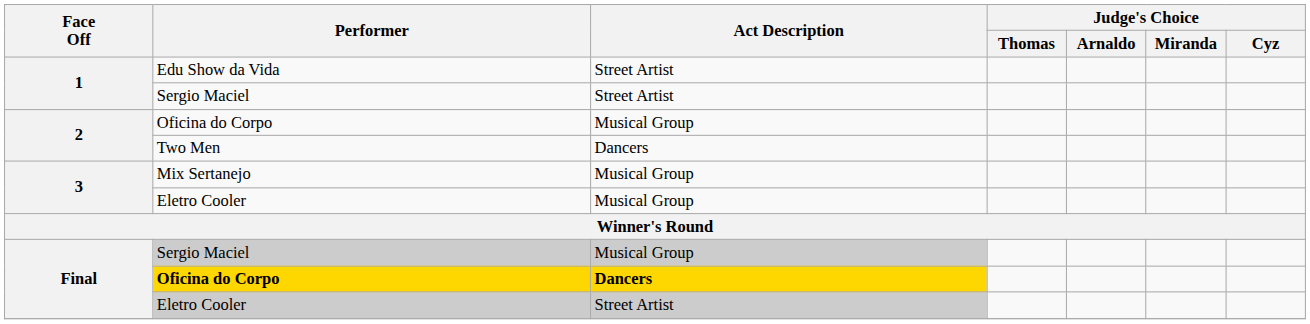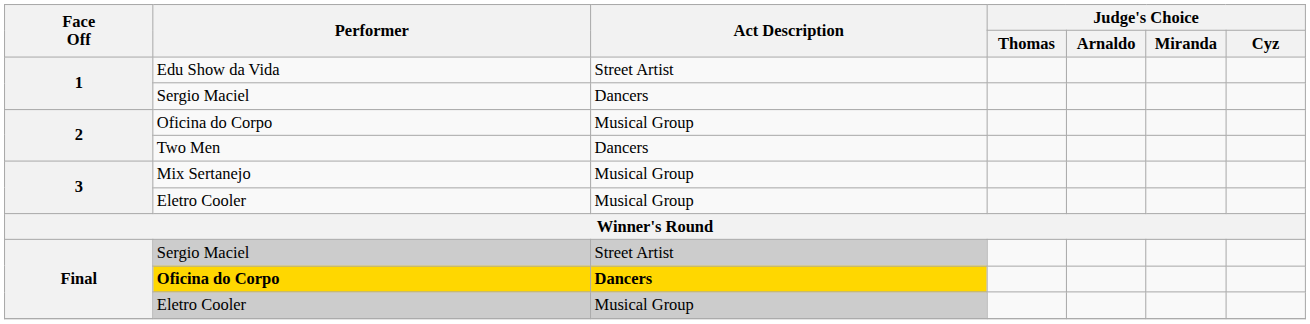(634, 95) Street Artist -> (622, 95) Dancers
(644, 252) Musical Group -> (634, 252) Street Artist
(634, 305) Street Artist -> (644, 305) Musical Group
